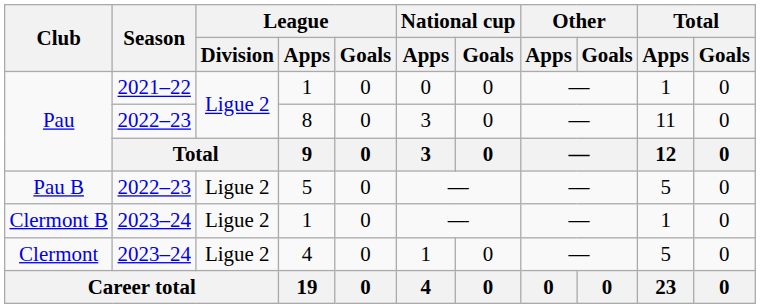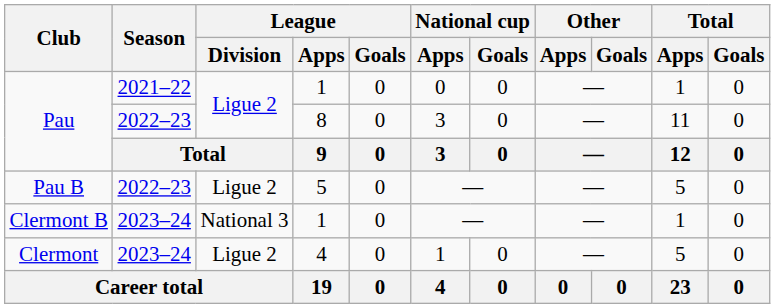(237, 220) Ligue 2 -> (245, 220) National 3
